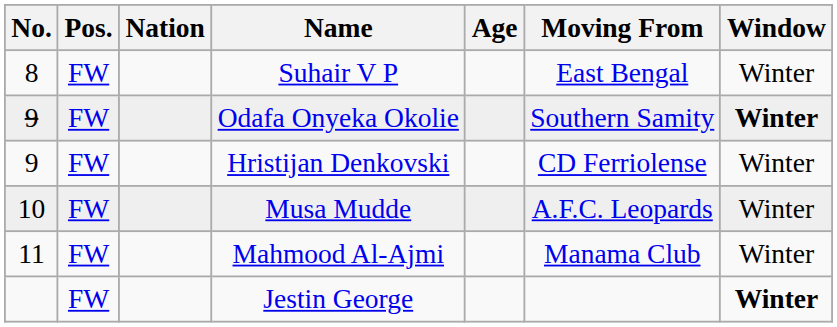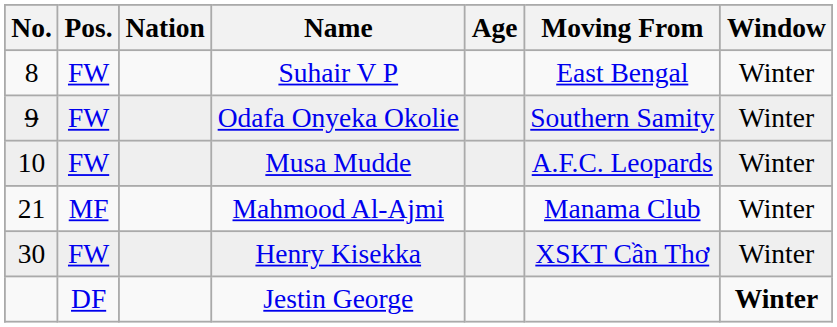(776, 118) bold -> (776, 118) normal
- row: (338, 163)
(32, 254) 11 -> (32, 208) 21
(89, 254) FW -> (89, 208) MF
+ row: (338, 254)
(89, 299) FW -> (89, 299) DF
